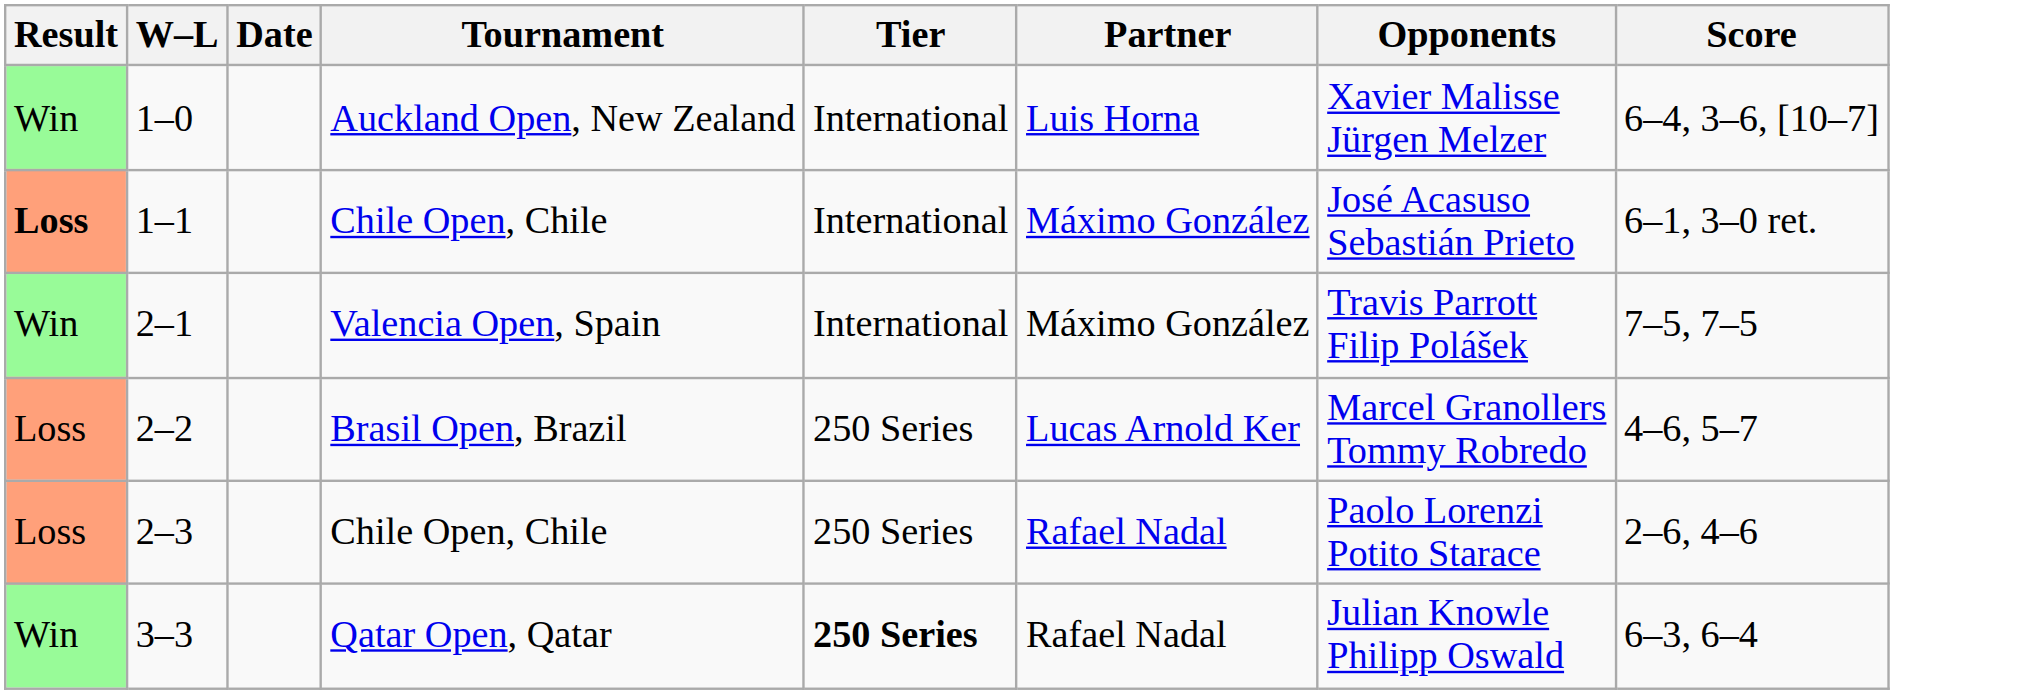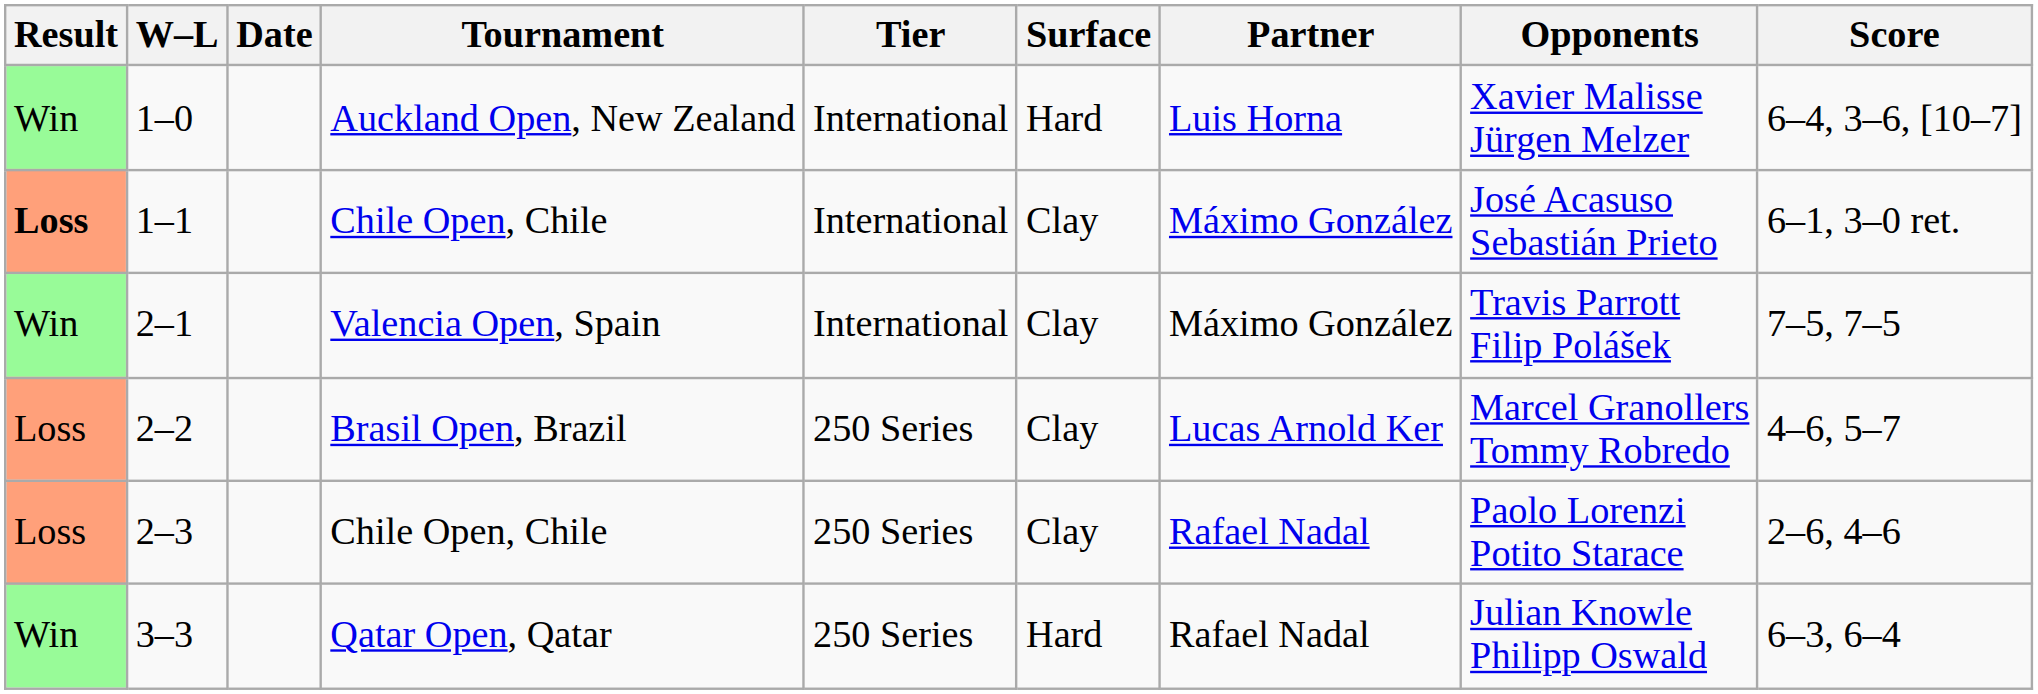+ column: (1089, 34)
(895, 635) bold -> (893, 635) normal
